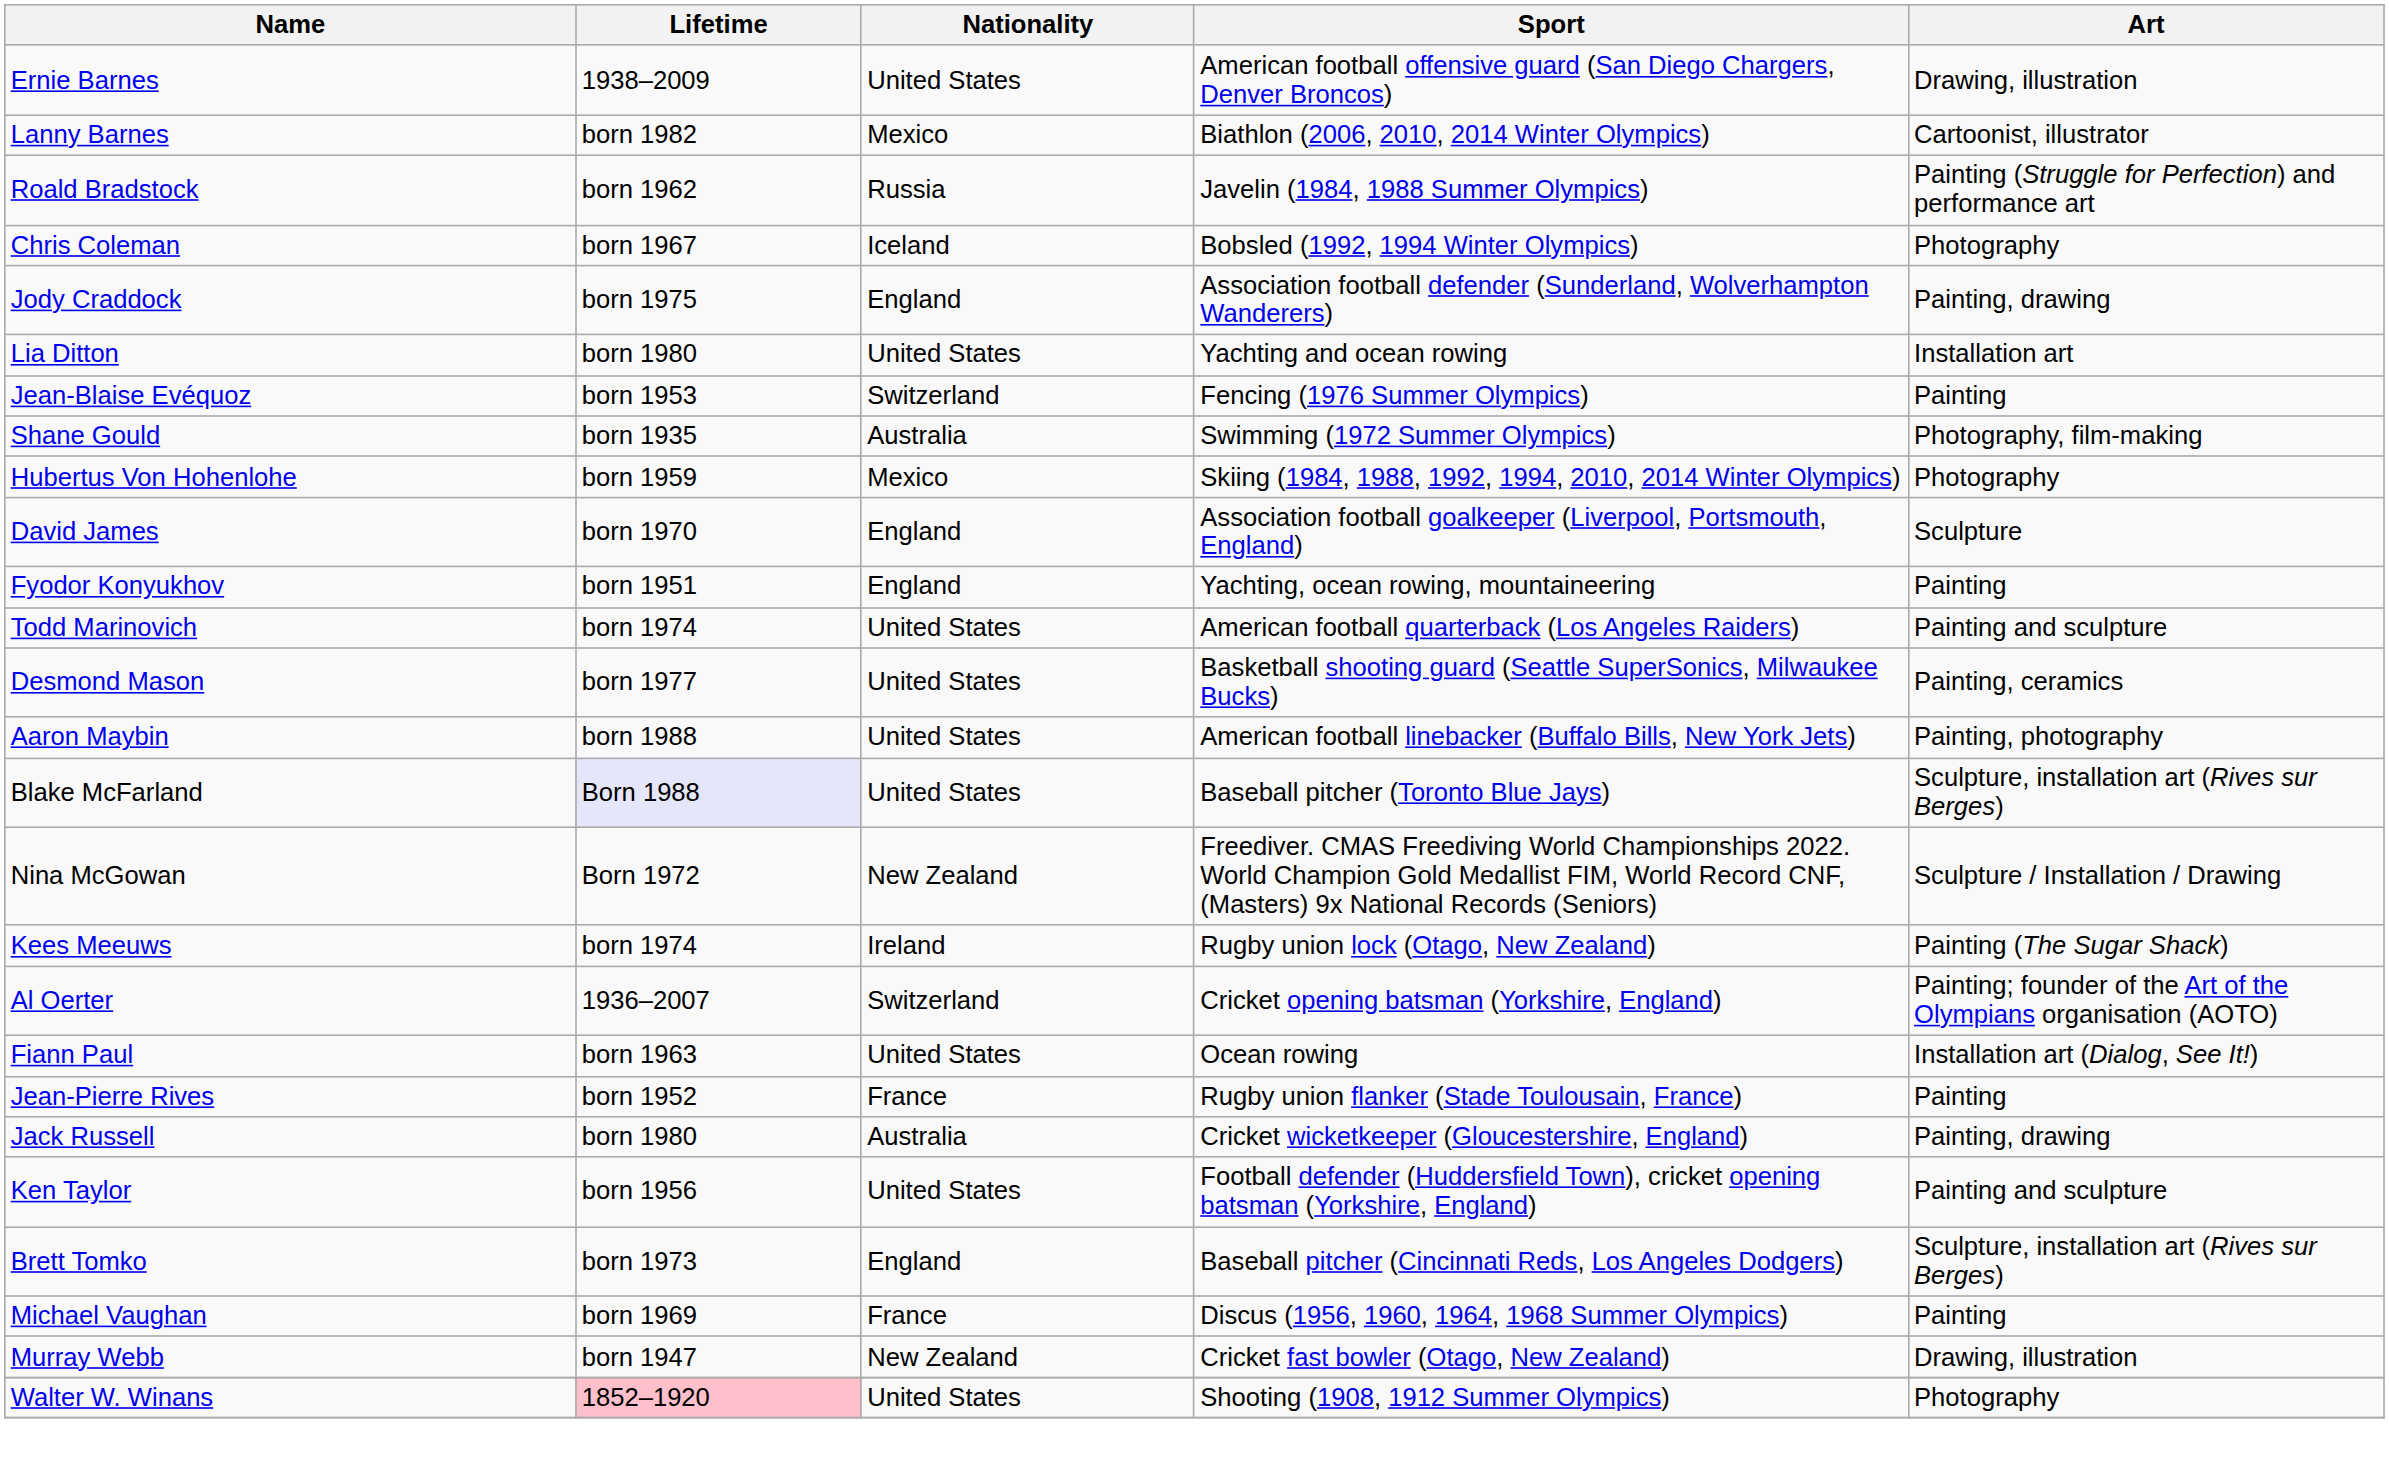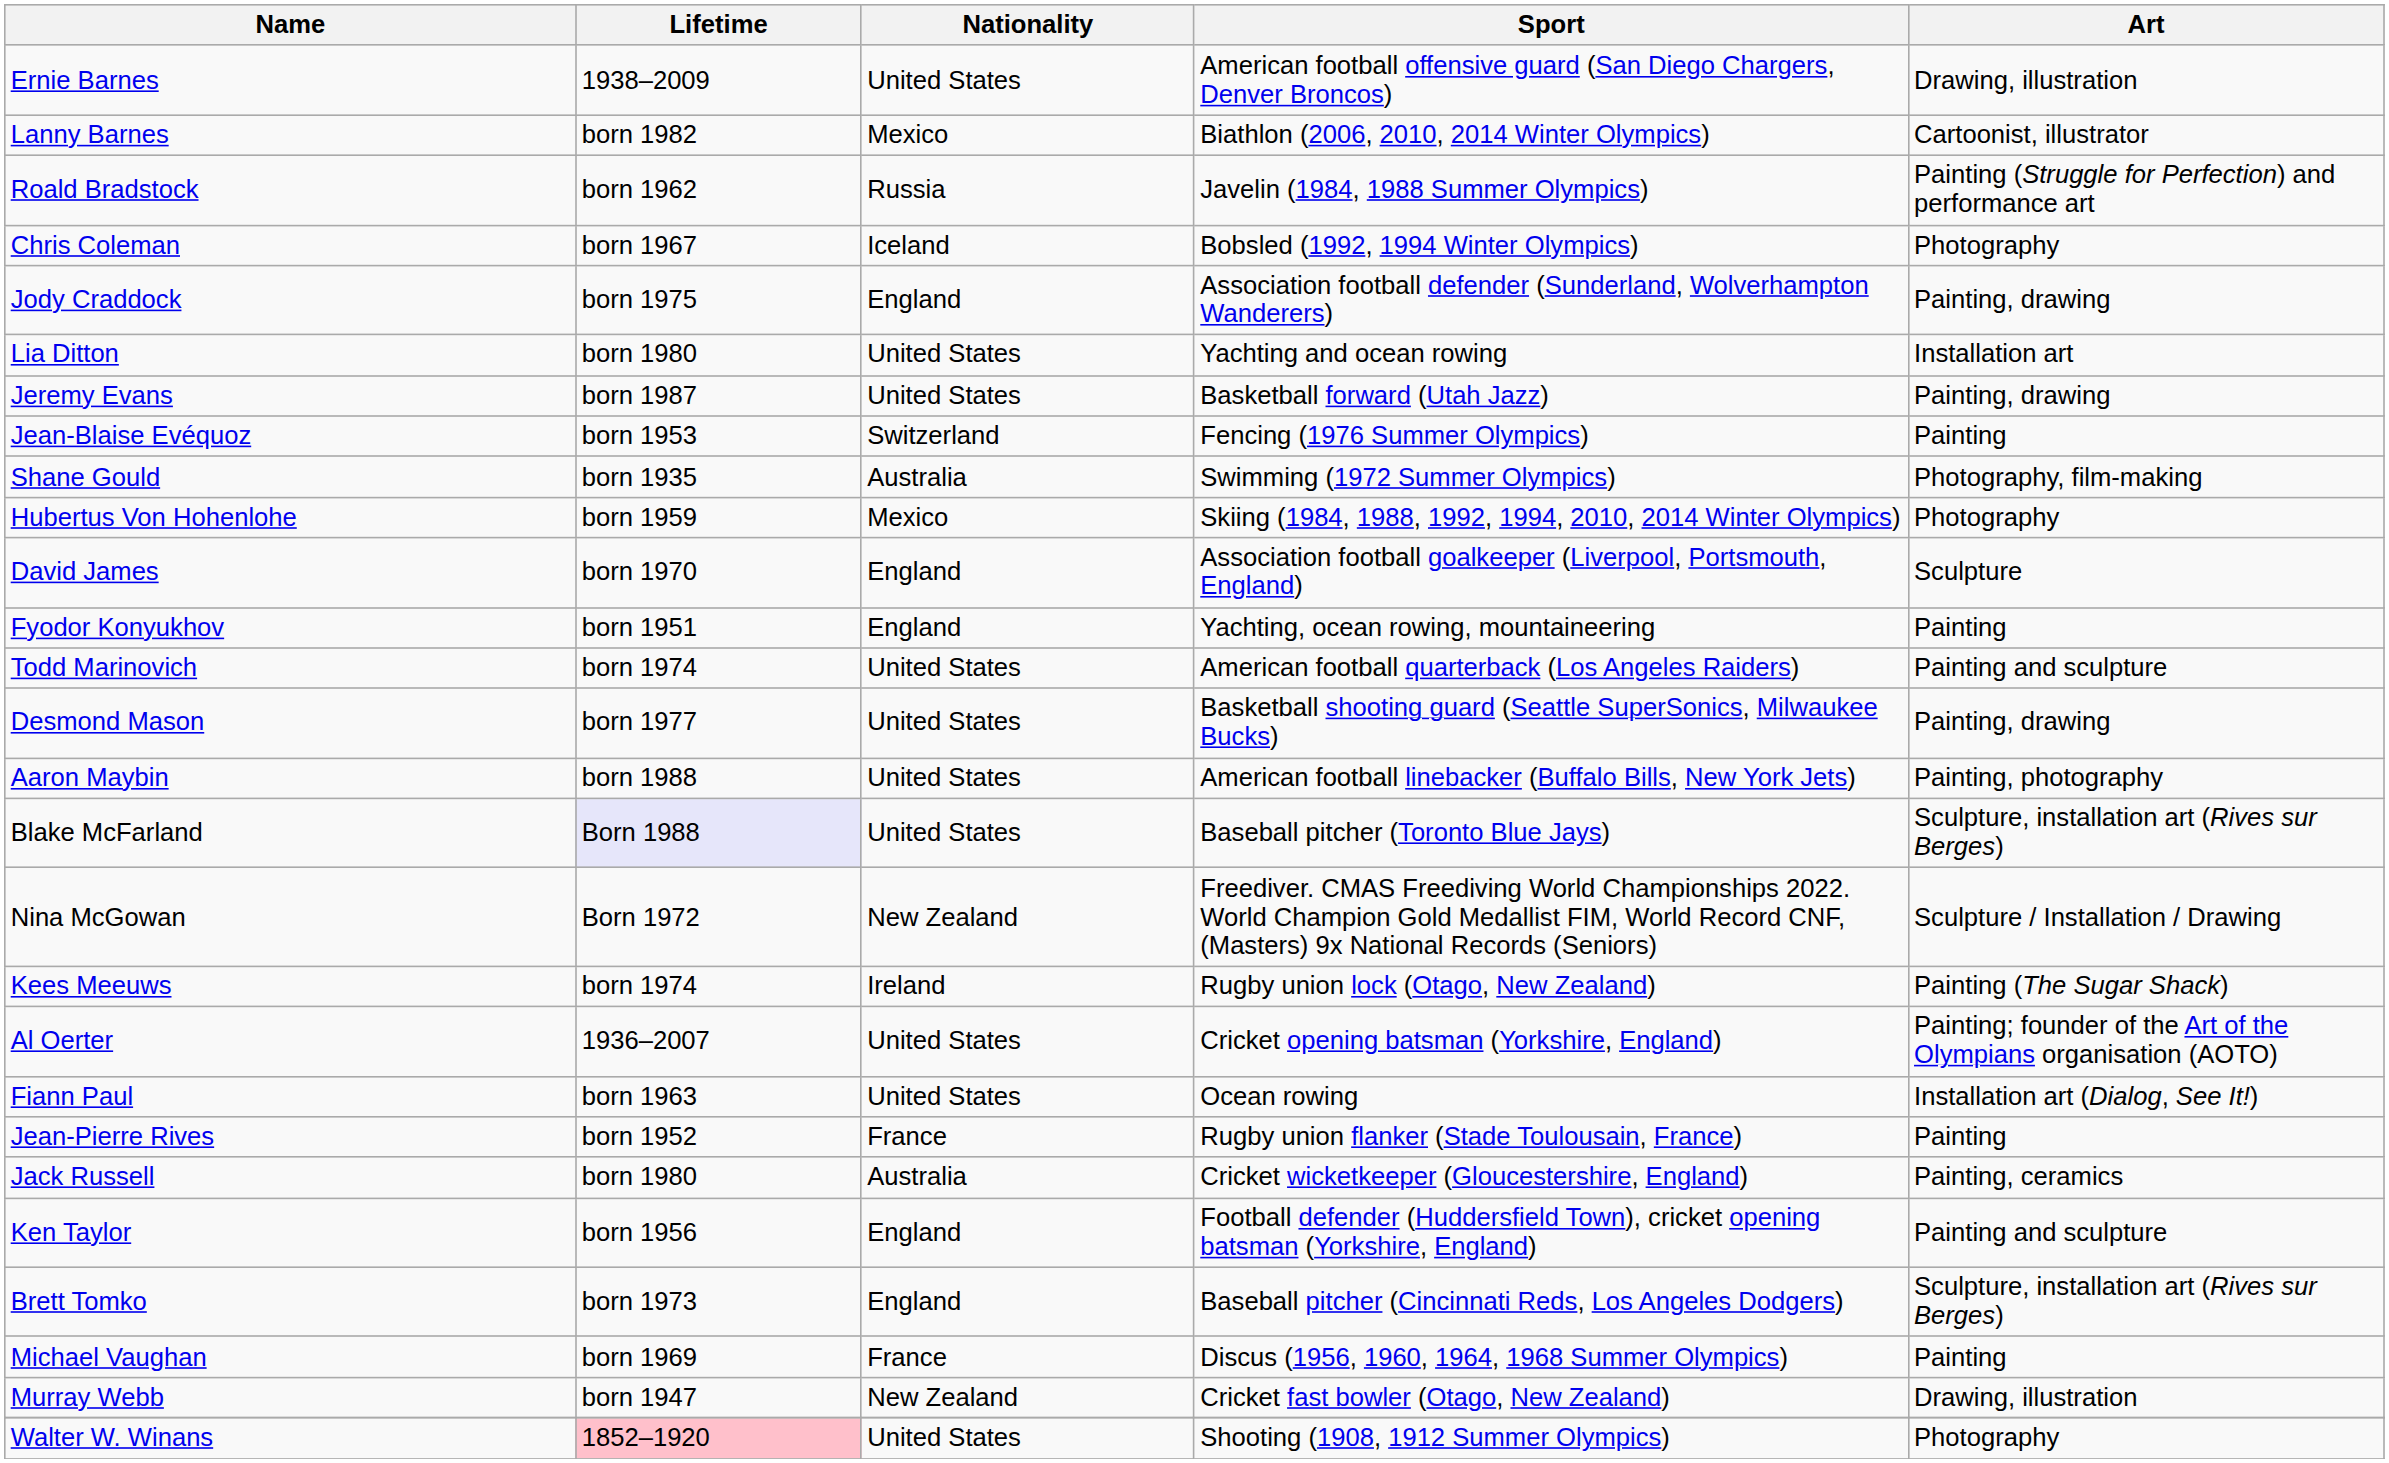+ row: (92, 395)
(2019, 682) Painting, ceramics -> (2012, 722) Painting, drawing
(933, 1000) Switzerland -> (944, 1040) United States
(2012, 1136) Painting, drawing -> (2019, 1177) Painting, ceramics
(944, 1191) United States -> (914, 1232) England
